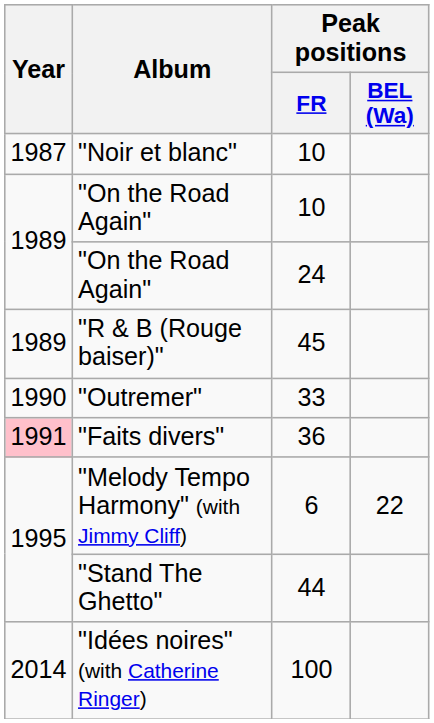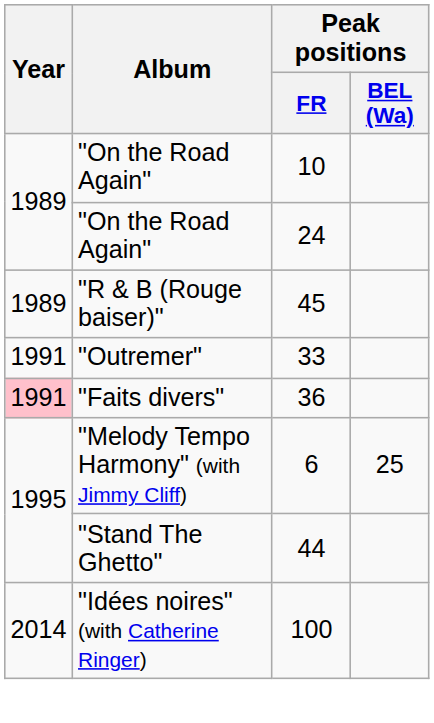- row: (157, 153)
(39, 397) 1990 -> (39, 357) 1991
(390, 505) 22 -> (390, 465) 25
